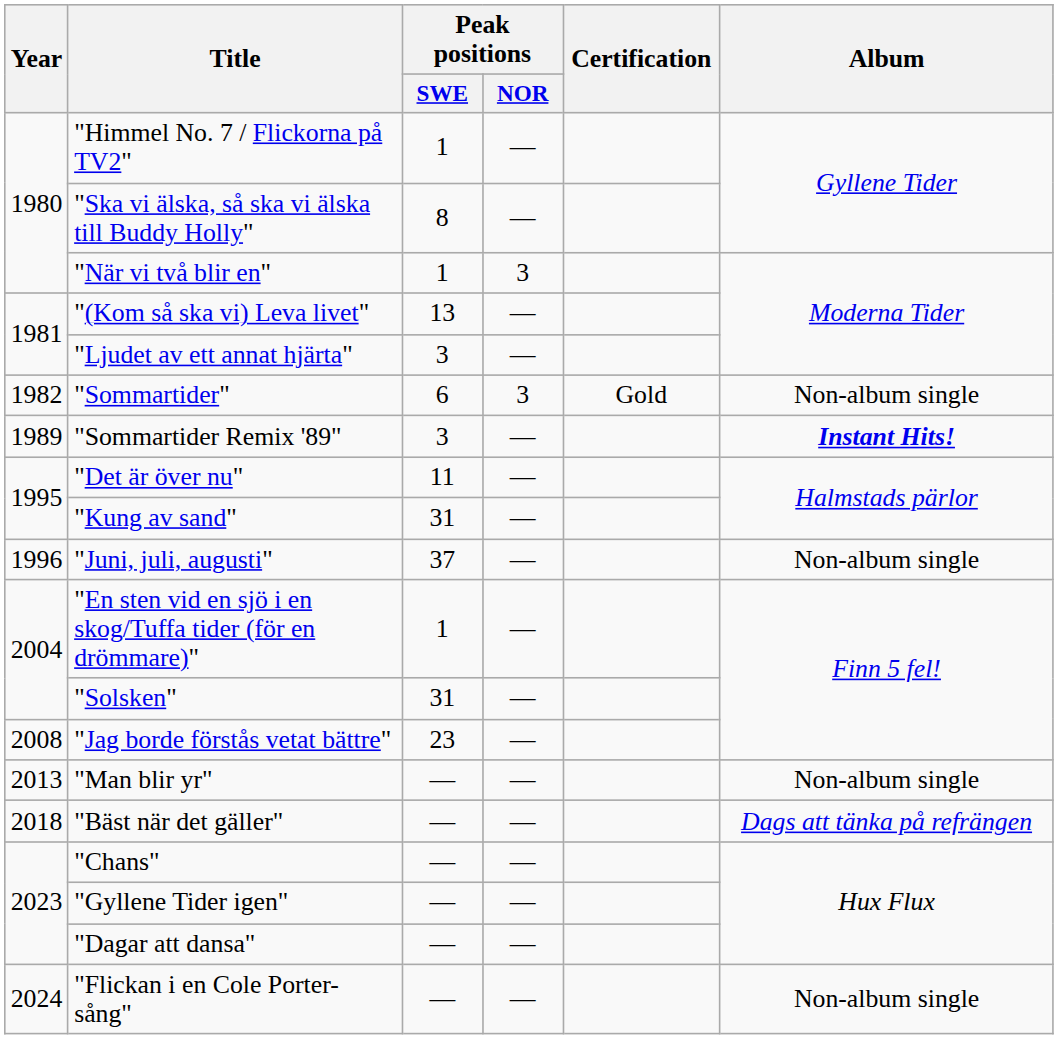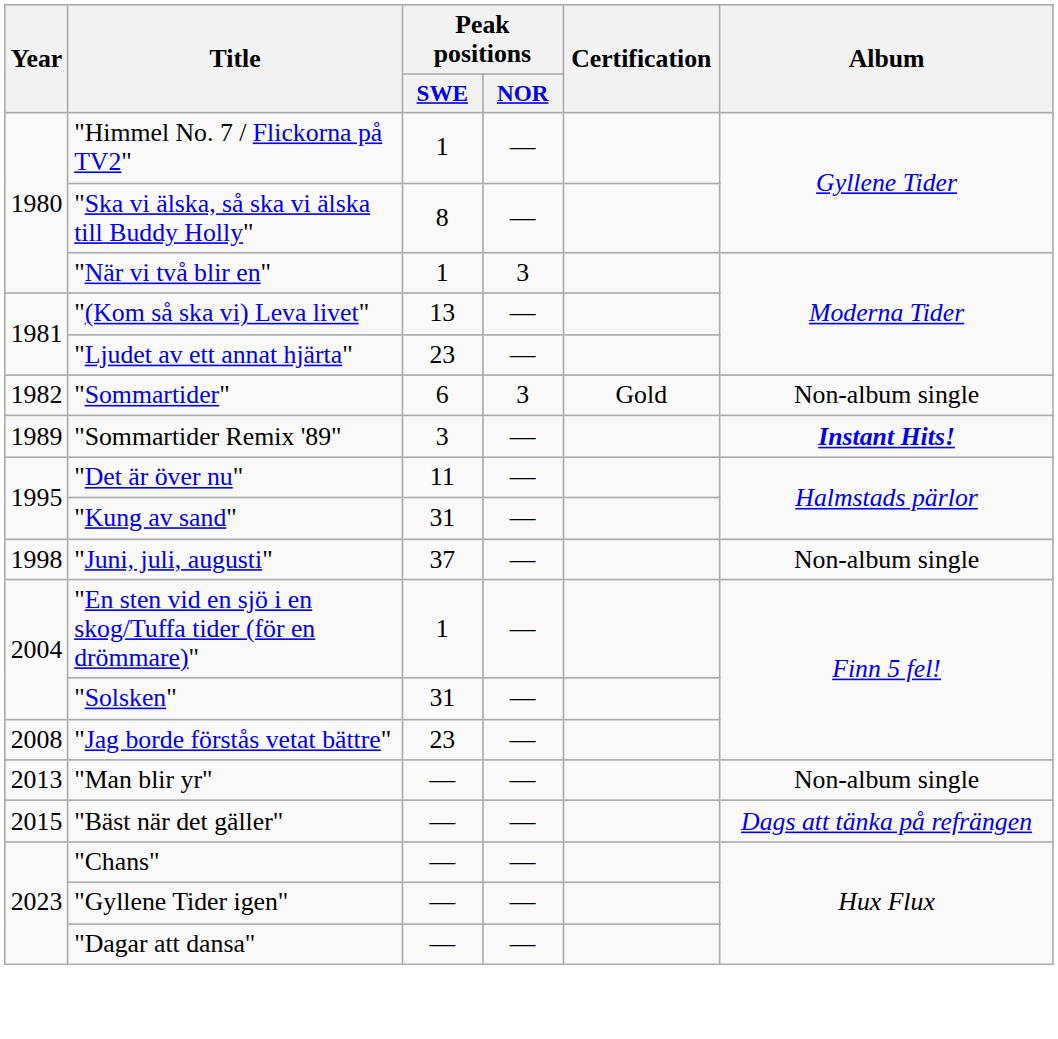(442, 354) 3 -> (442, 354) 23
(37, 558) 1996 -> (37, 558) 1998
(37, 820) 2018 -> (37, 820) 2015
- row: (206, 998)
